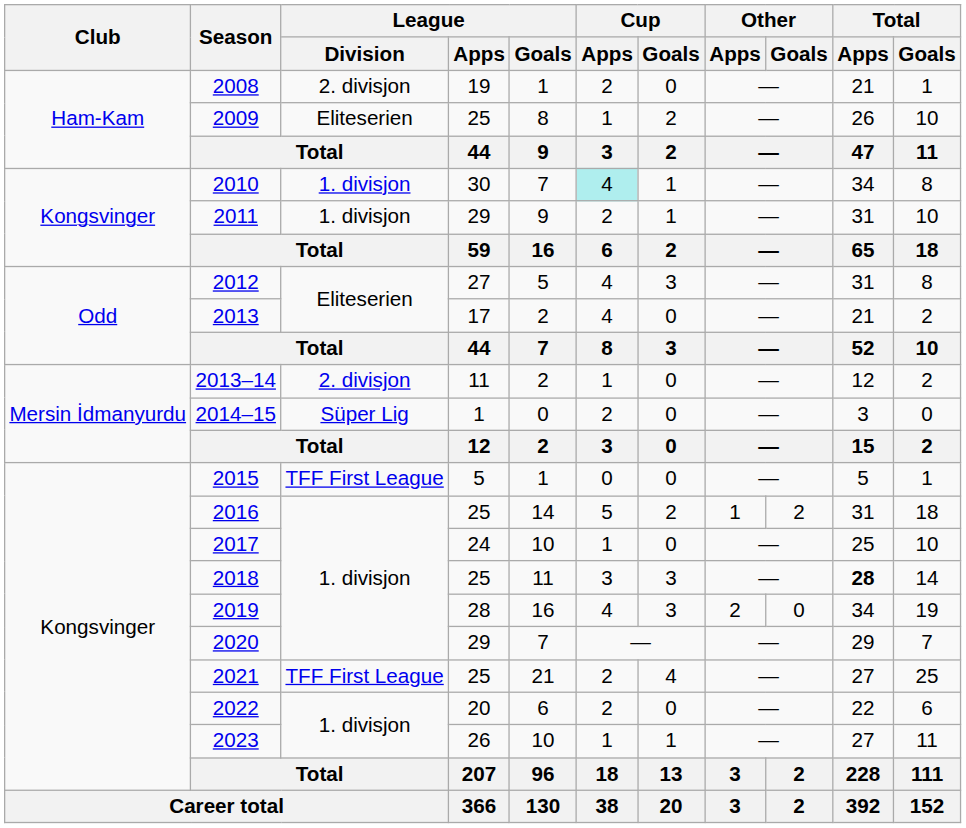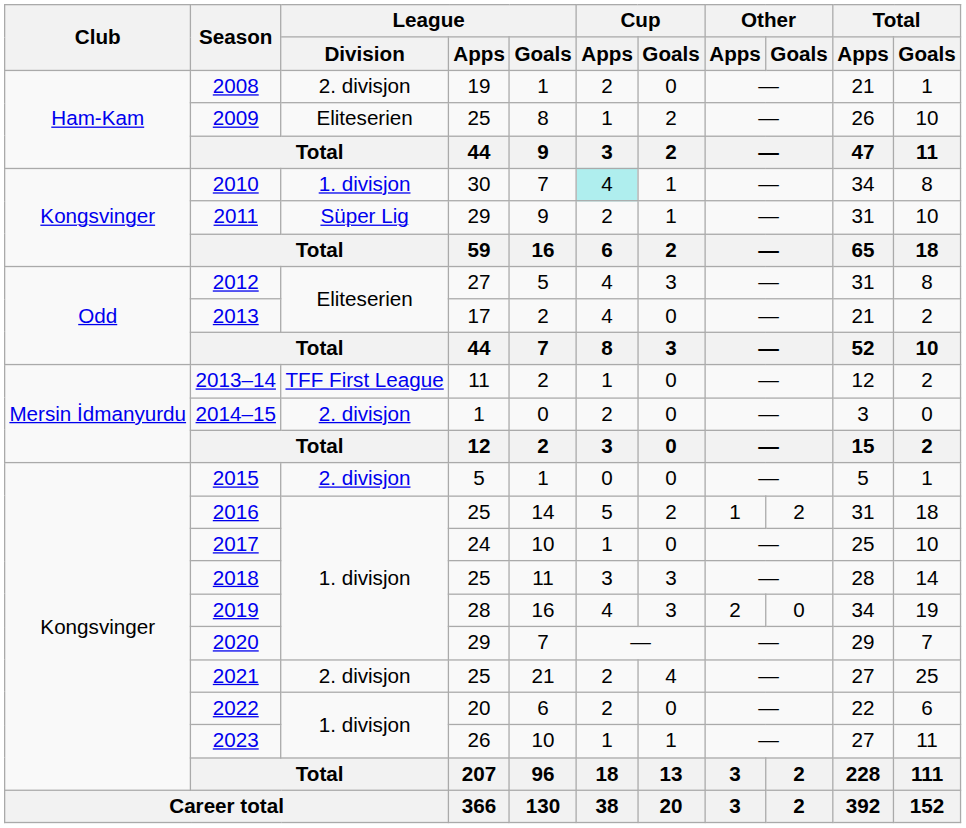(365, 217) 1. divisjon -> (365, 217) Süper Lig
(365, 380) 2. divisjon -> (365, 380) TFF First League
(365, 413) Süper Lig -> (365, 413) 2. divisjon
(365, 479) TFF First League -> (365, 479) 2. divisjon
(863, 577) bold -> (863, 577) normal
(365, 675) TFF First League -> (365, 675) 2. divisjon
